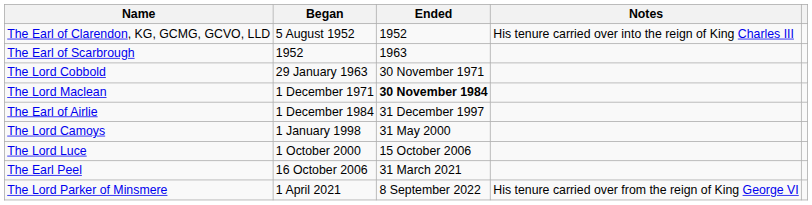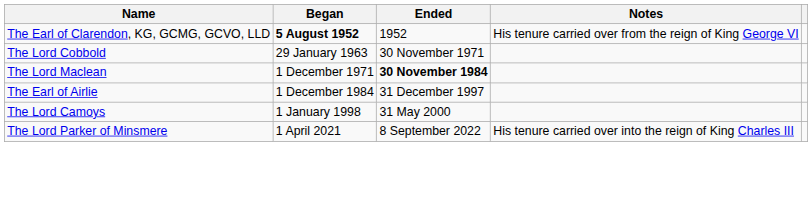(315, 33) normal -> (317, 33) bold
(644, 33) His tenure carried over into the reign of King Charles III -> (646, 33) His tenure carried over from the reign of King George VI
- row: (71, 53)
- row: (47, 151)
- row: (45, 170)
(646, 190) His tenure carried over from the reign of King George VI -> (644, 131) His tenure carried over into the reign of King Charles III
